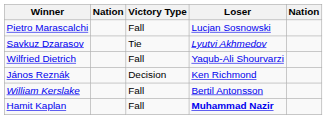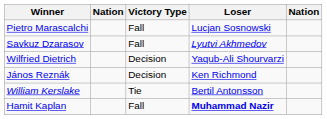(135, 43) Tie -> (136, 43) Fall
(136, 59) Fall -> (147, 59) Decision
(136, 91) Fall -> (135, 91) Tie
